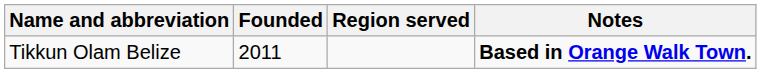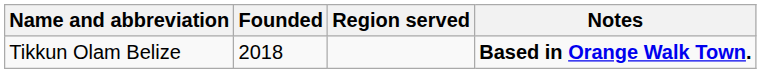(260, 52) 2011 -> (261, 52) 2018
